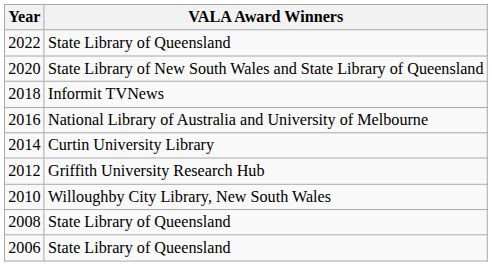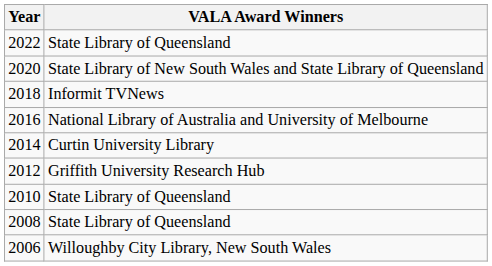(190, 196) Willoughby City Library, New South Wales -> (139, 196) State Library of Queensland
(139, 247) State Library of Queensland -> (190, 247) Willoughby City Library, New South Wales
